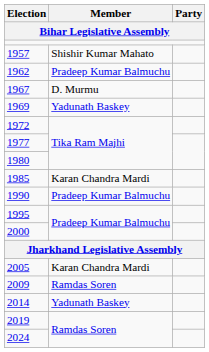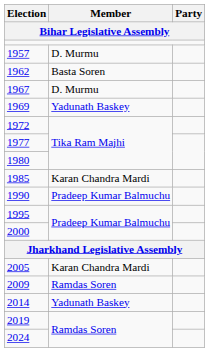(103, 54) Shishir Kumar Mahato -> (75, 54) D. Murmu
(111, 71) Pradeep Kumar Balmuchu -> (78, 71) Basta Soren
